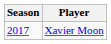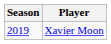(18, 30) 2017 -> (18, 30) 2019
